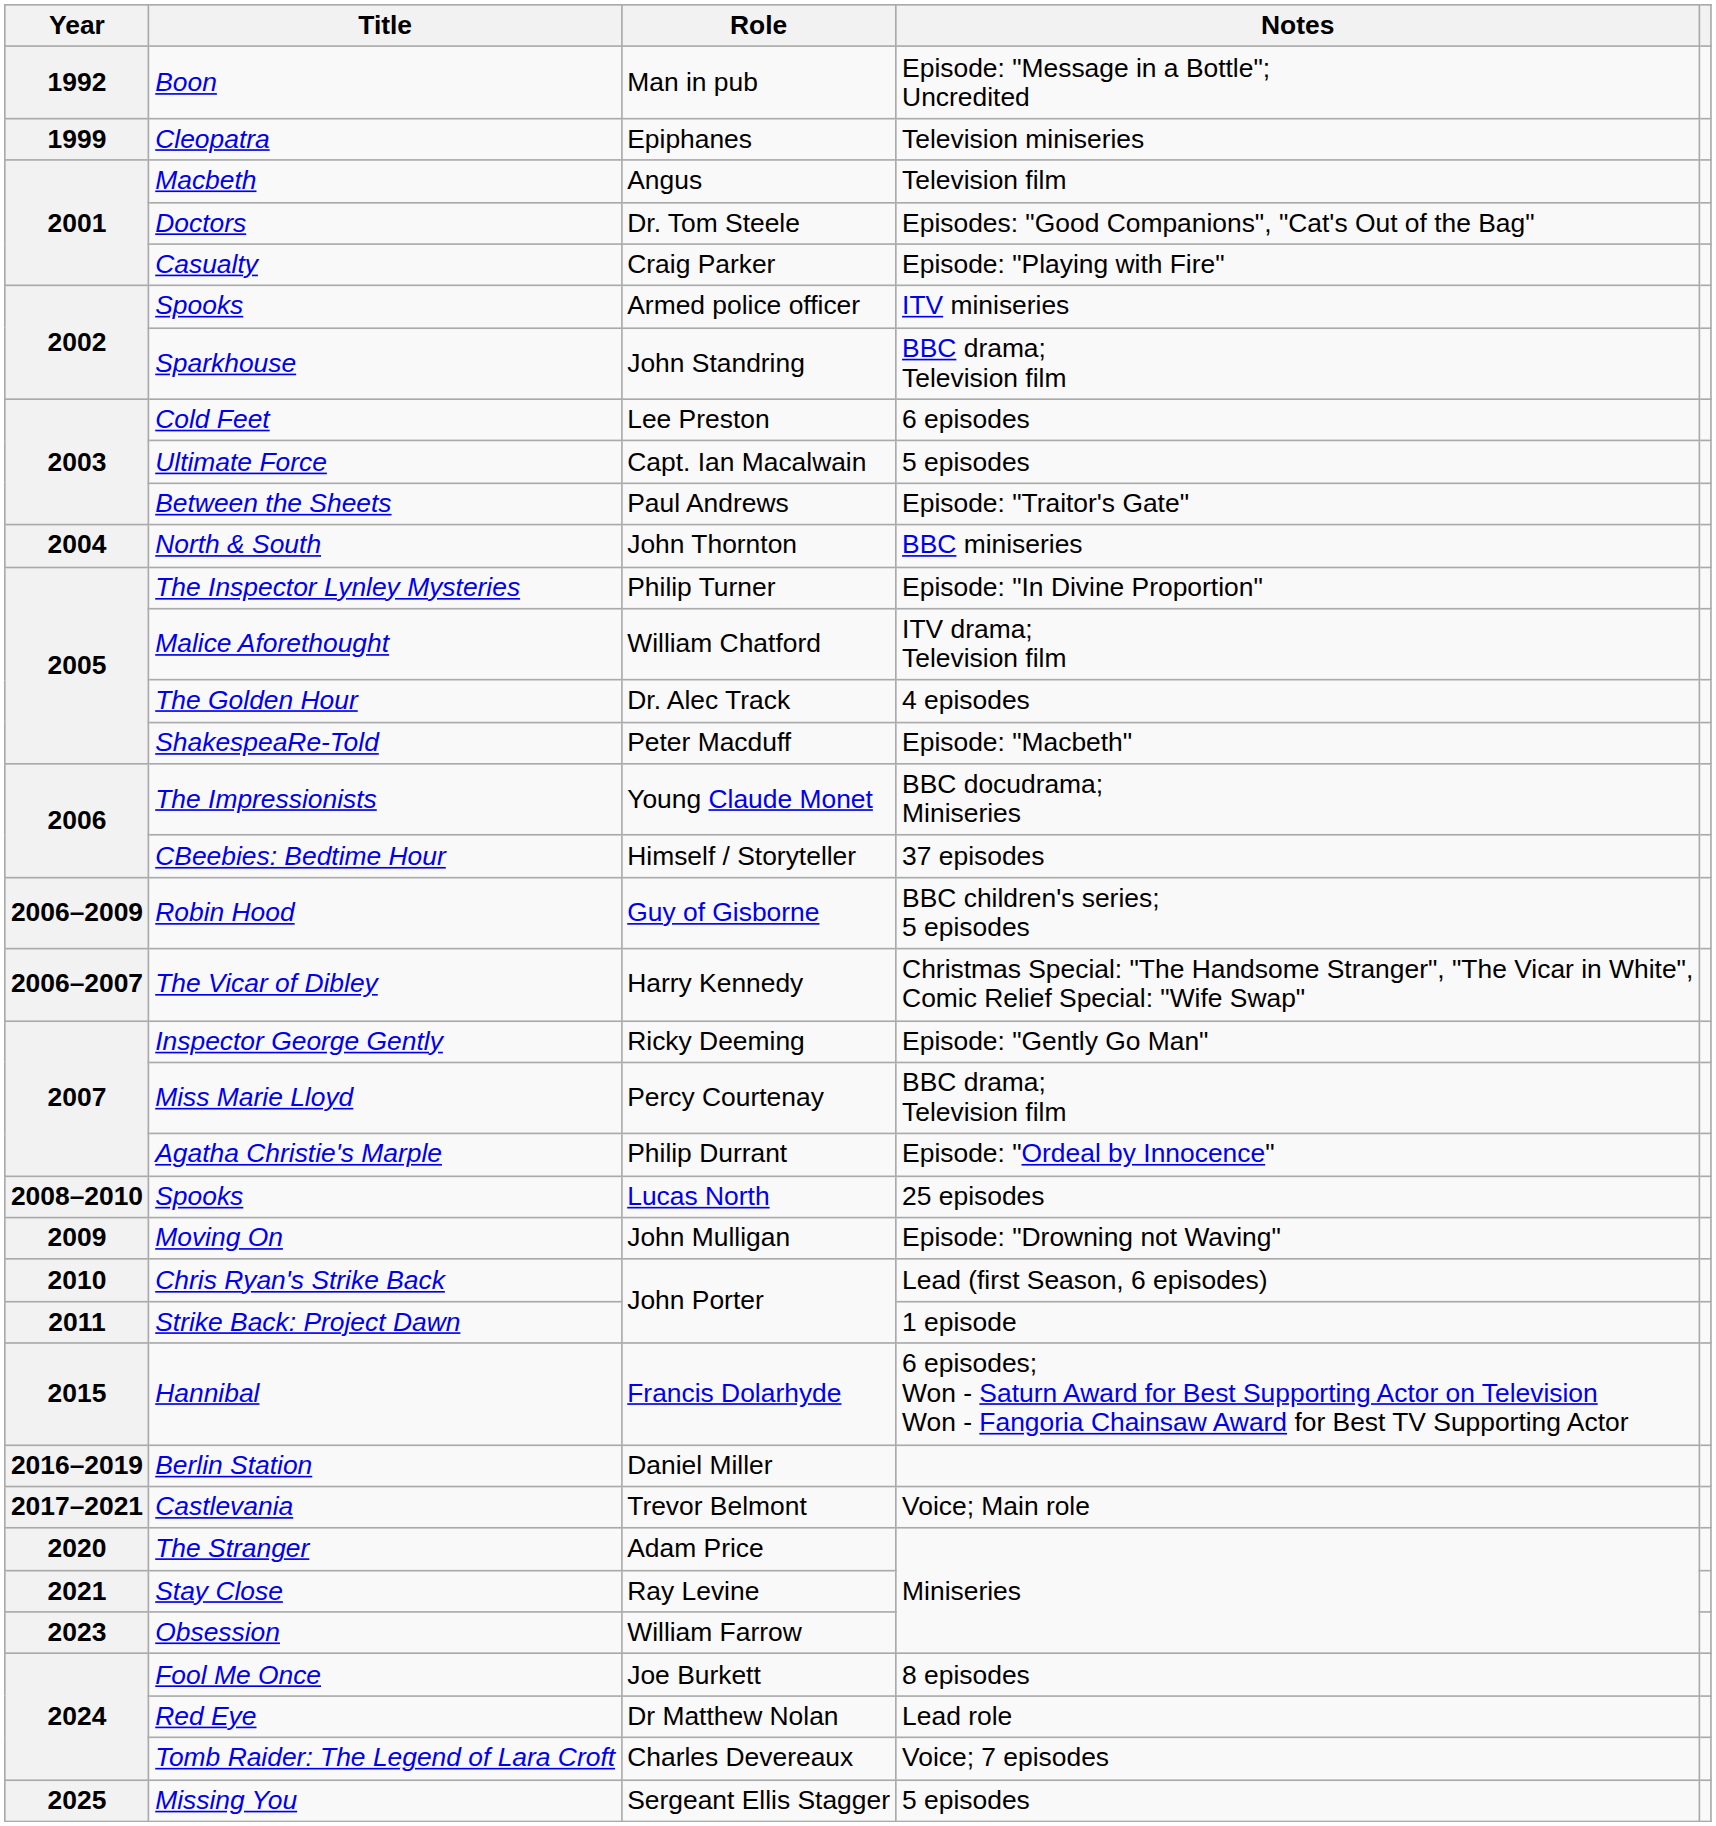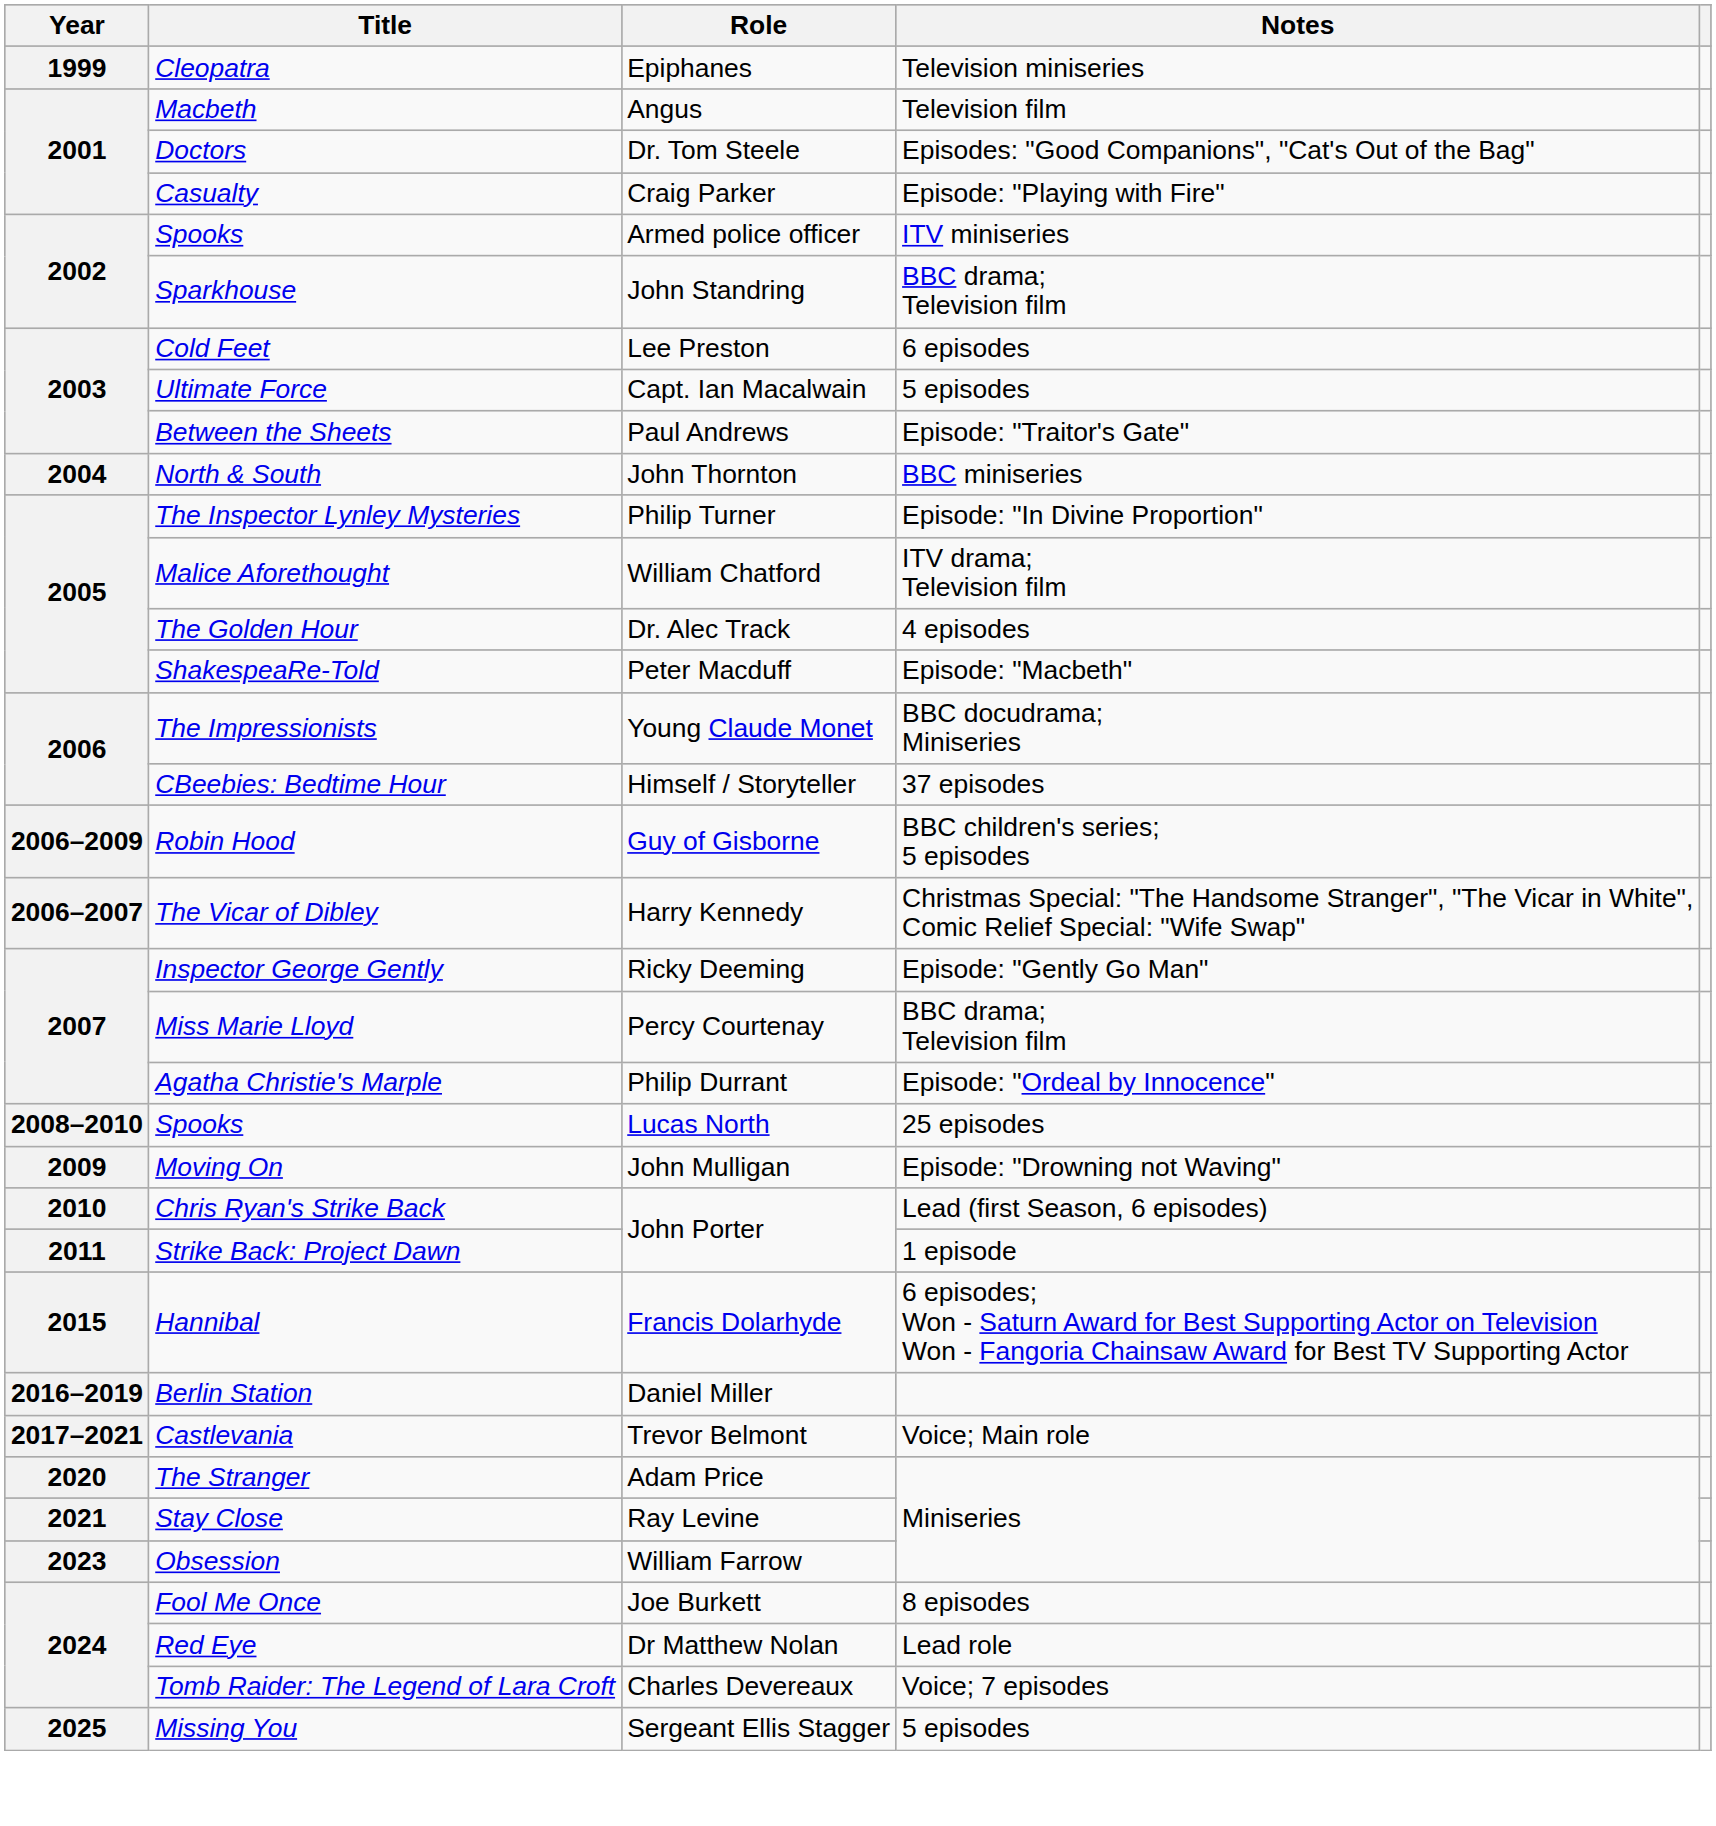- row: (186, 82)
